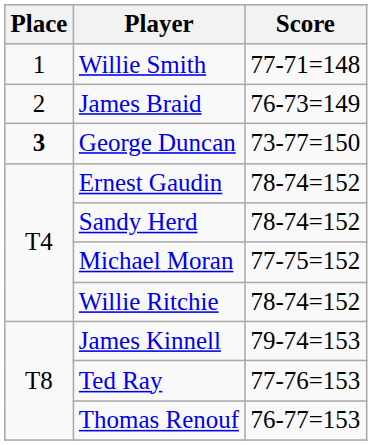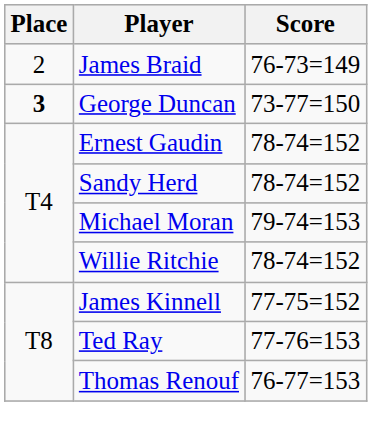- row: (142, 63)
(305, 261) 77-75=152 -> (305, 222) 79-74=153
(305, 340) 79-74=153 -> (305, 301) 77-75=152
